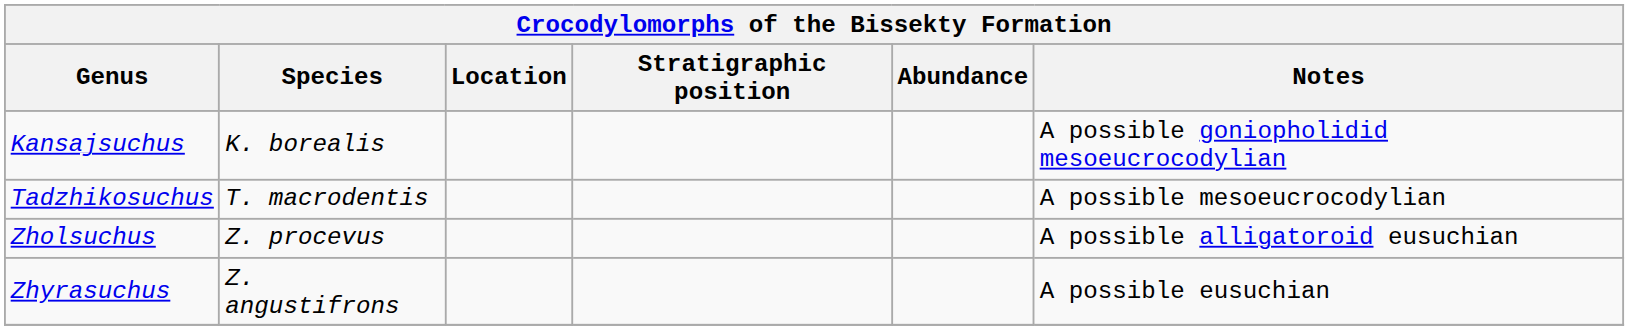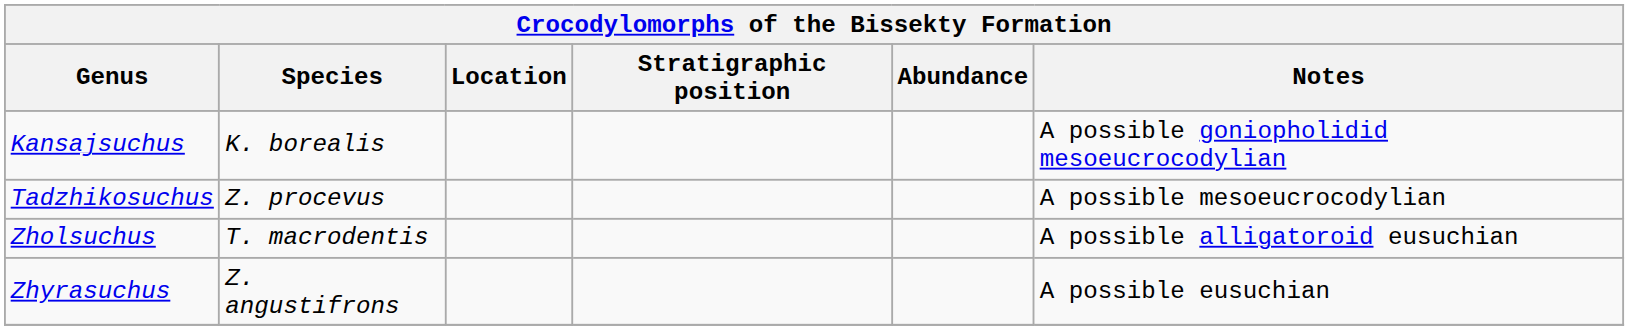(327, 199) T. macrodentis -> (305, 199) Z. procevus
(305, 238) Z. procevus -> (327, 238) T. macrodentis
